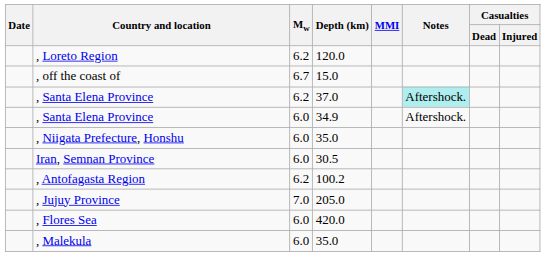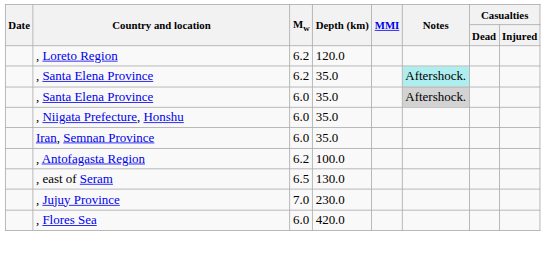- row: (78, 76)
(327, 96) 37.0 -> (327, 76) 35.0
(327, 117) 34.9 -> (327, 96) 35.0
(436, 117) no background -> (436, 96) lightgrey background
(327, 158) 30.5 -> (327, 138) 35.0
(330, 179) 100.2 -> (330, 158) 100.0
+ row: (74, 179)
(330, 199) 205.0 -> (330, 199) 230.0
- row: (64, 240)
